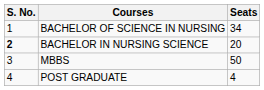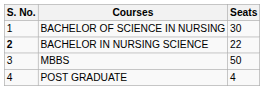(236, 28) 34 -> (236, 28) 30
(236, 45) 20 -> (236, 45) 22
